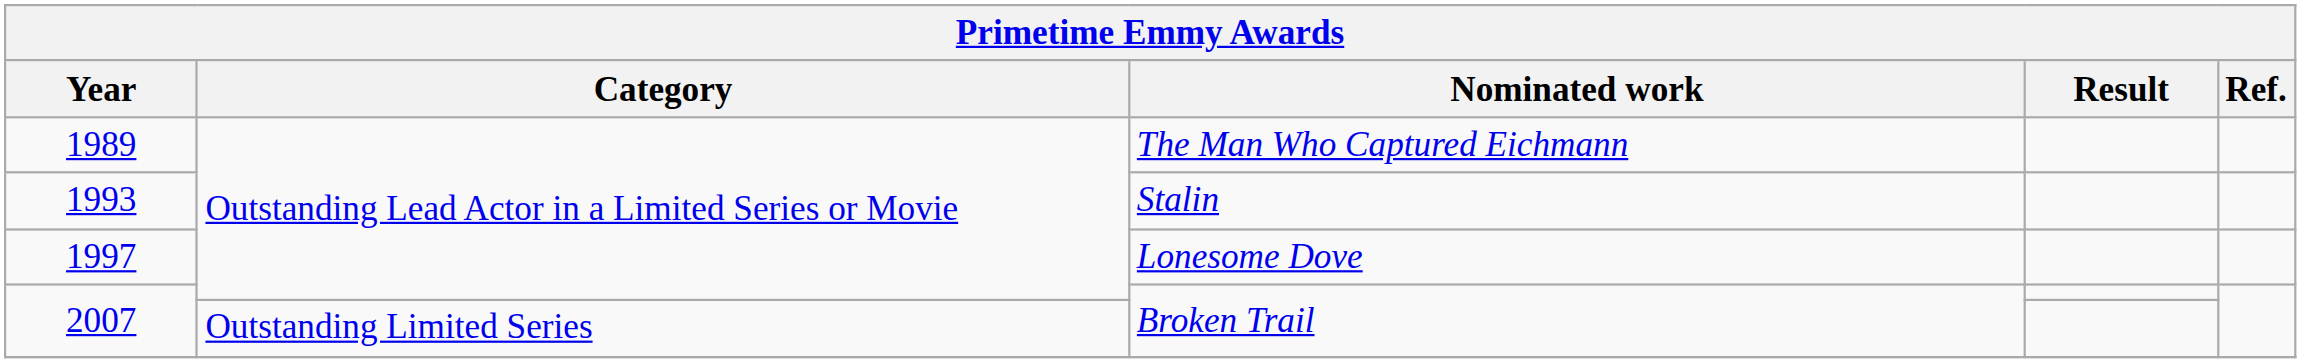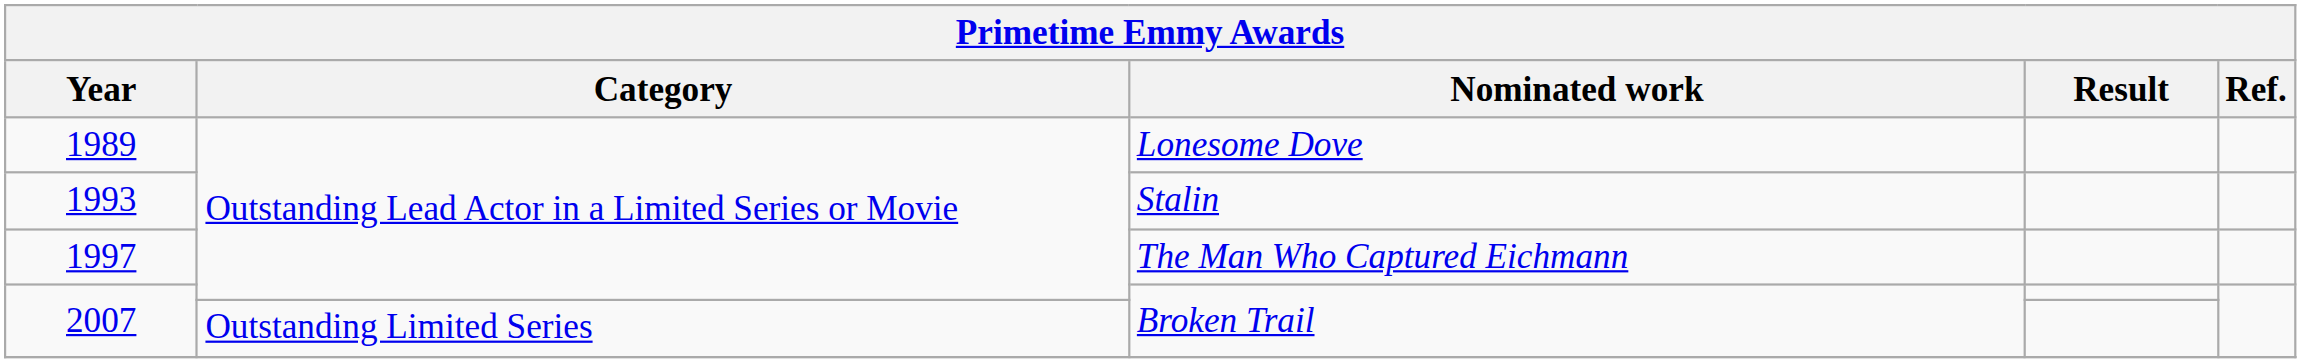(1383, 144) The Man Who Captured Eichmann -> (1250, 144) Lonesome Dove
(1250, 255) Lonesome Dove -> (1383, 255) The Man Who Captured Eichmann
